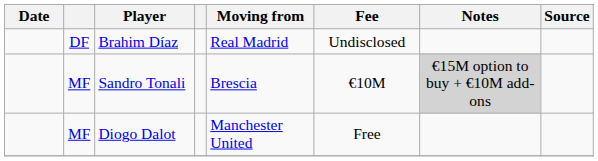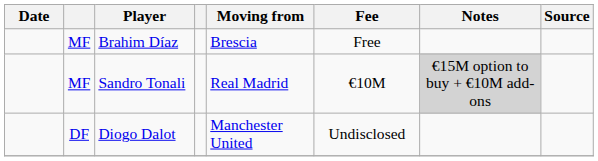(79, 41) DF -> (79, 41) MF
(249, 41) Real Madrid -> (234, 41) Brescia
(367, 41) Undisclosed -> (367, 41) Free
(234, 83) Brescia -> (249, 83) Real Madrid
(79, 134) MF -> (79, 134) DF
(367, 134) Free -> (367, 134) Undisclosed
